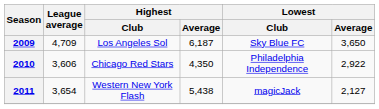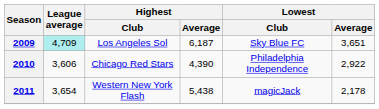(64, 43) no background -> (64, 43) paleturquoise background
(353, 43) 3,650 -> (353, 43) 3,651
(201, 64) 4,350 -> (201, 64) 4,390
(353, 90) 2,127 -> (353, 90) 2,178
